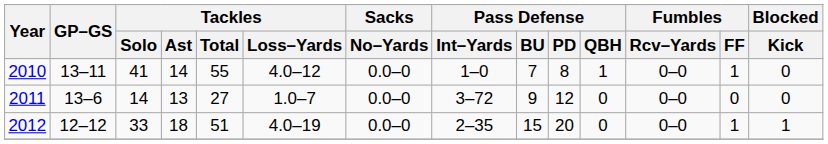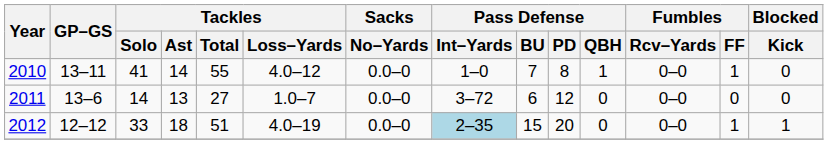(533, 98) 9 -> (533, 98) 6
(474, 125) no background -> (474, 125) lightblue background
